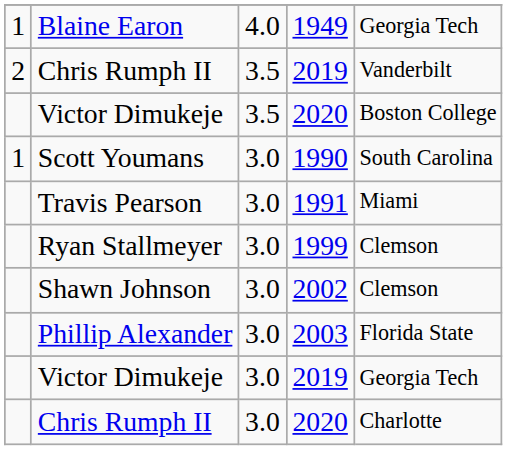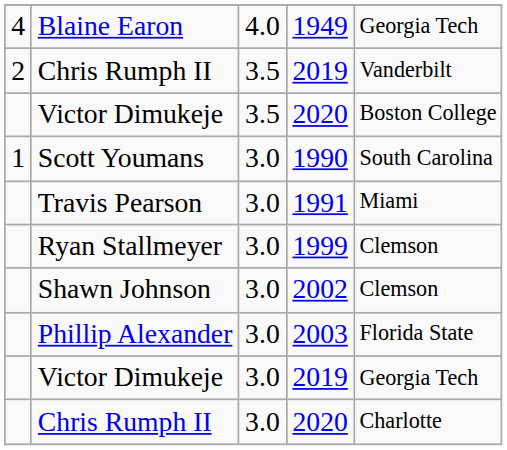(18, 26) 1 -> (18, 26) 4
